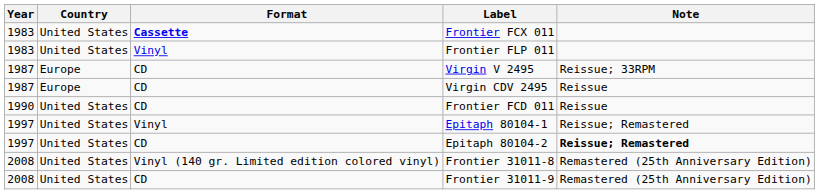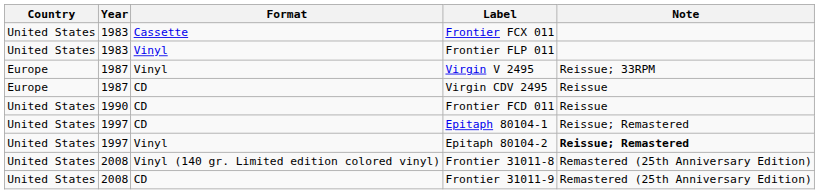columns swapped: (21, 14) <-> (84, 14)
(161, 32) bold -> (161, 32) normal
(140, 69) CD -> (151, 69) Vinyl
(151, 124) Vinyl -> (140, 124) CD
(140, 143) CD -> (151, 143) Vinyl
